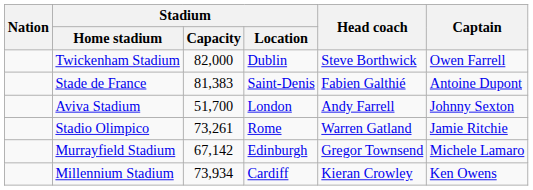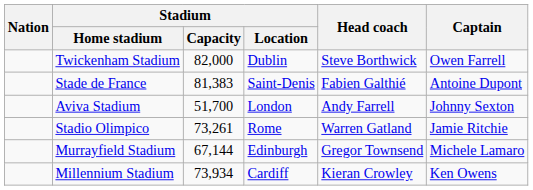(214, 151) 67,142 -> (214, 151) 67,144
